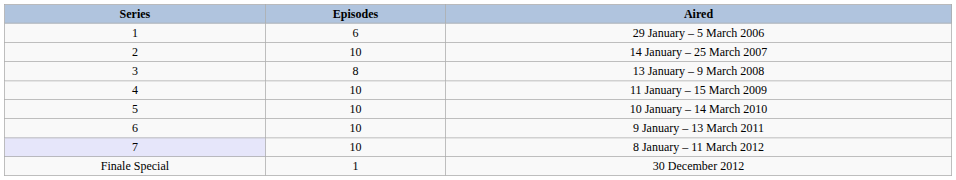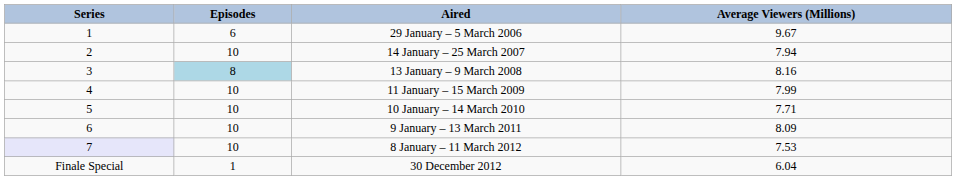+ column: (786, 14)
(355, 71) no background -> (233, 71) lightblue background
